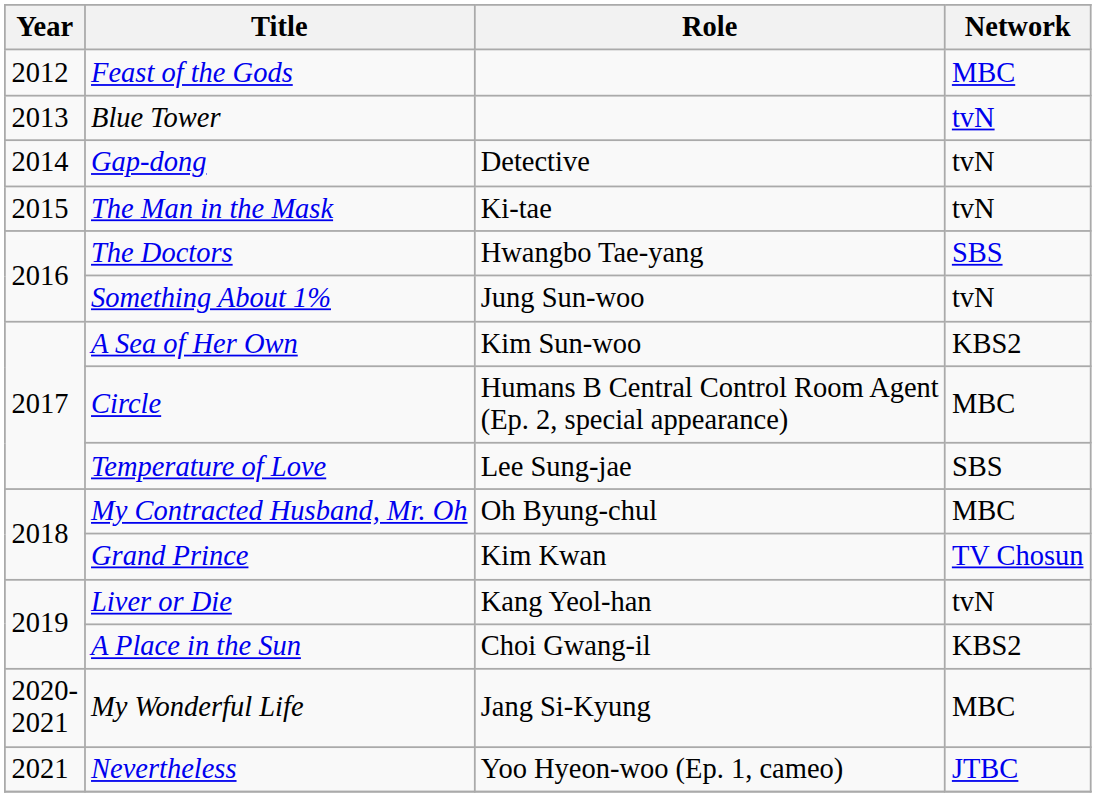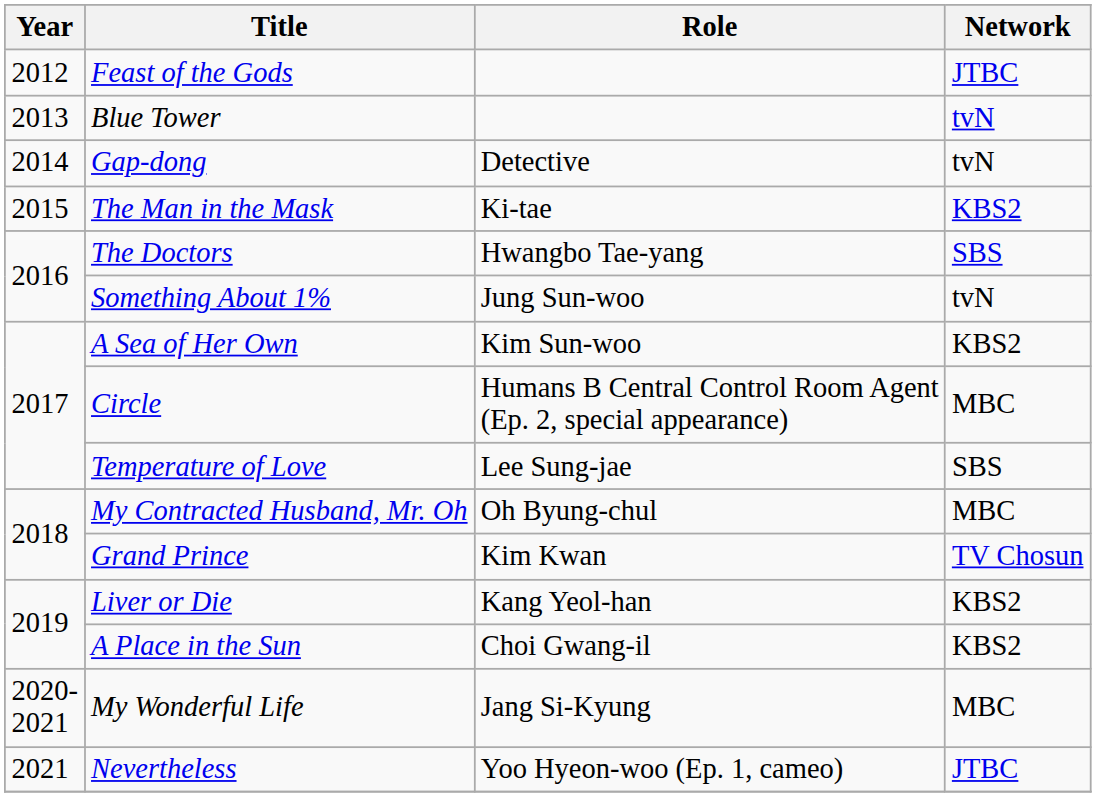(984, 72) MBC -> (985, 72) JTBC
(973, 207) tvN -> (987, 207) KBS2
(973, 601) tvN -> (987, 601) KBS2
